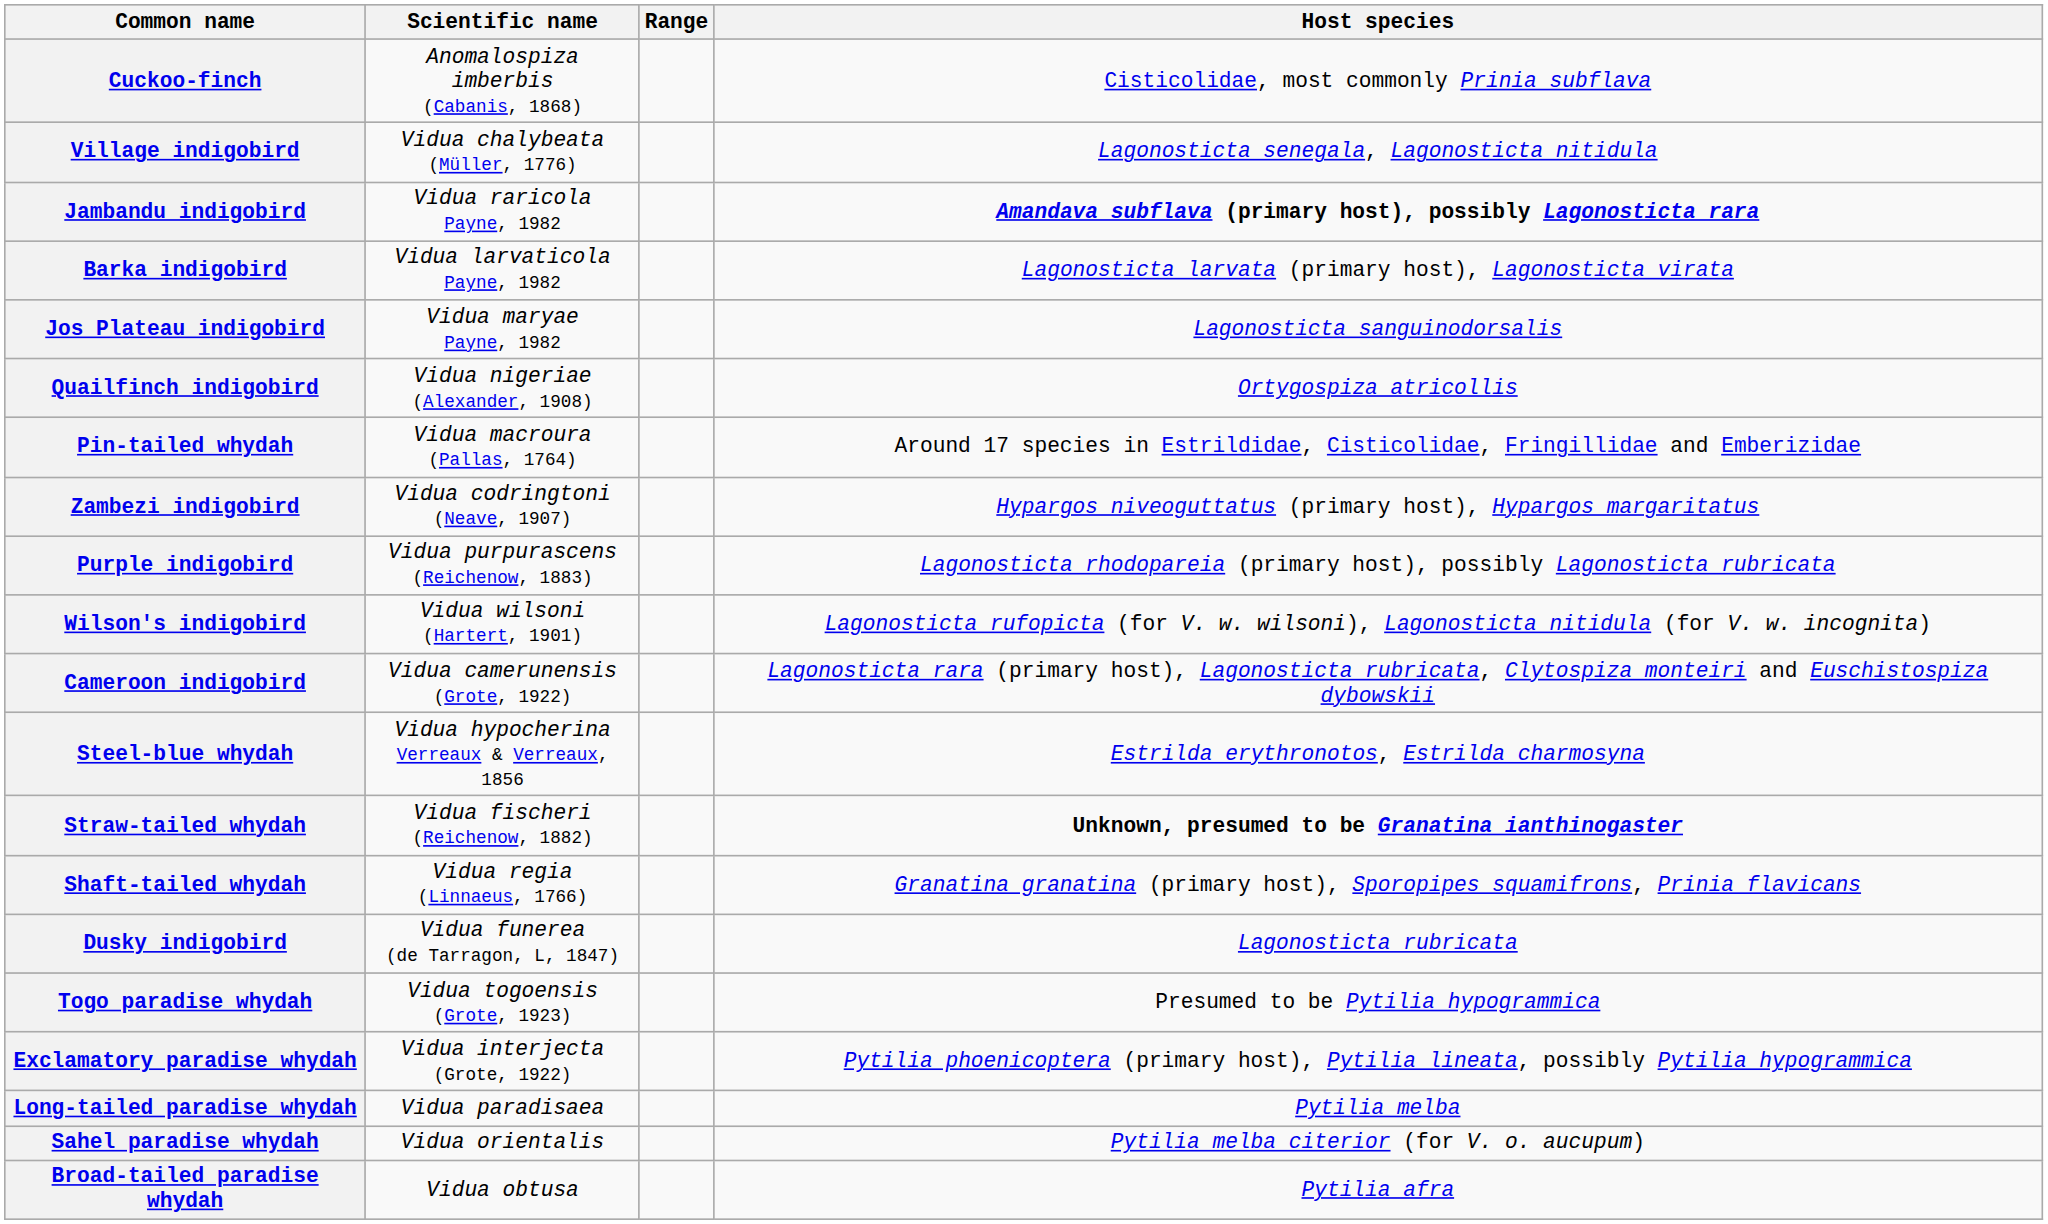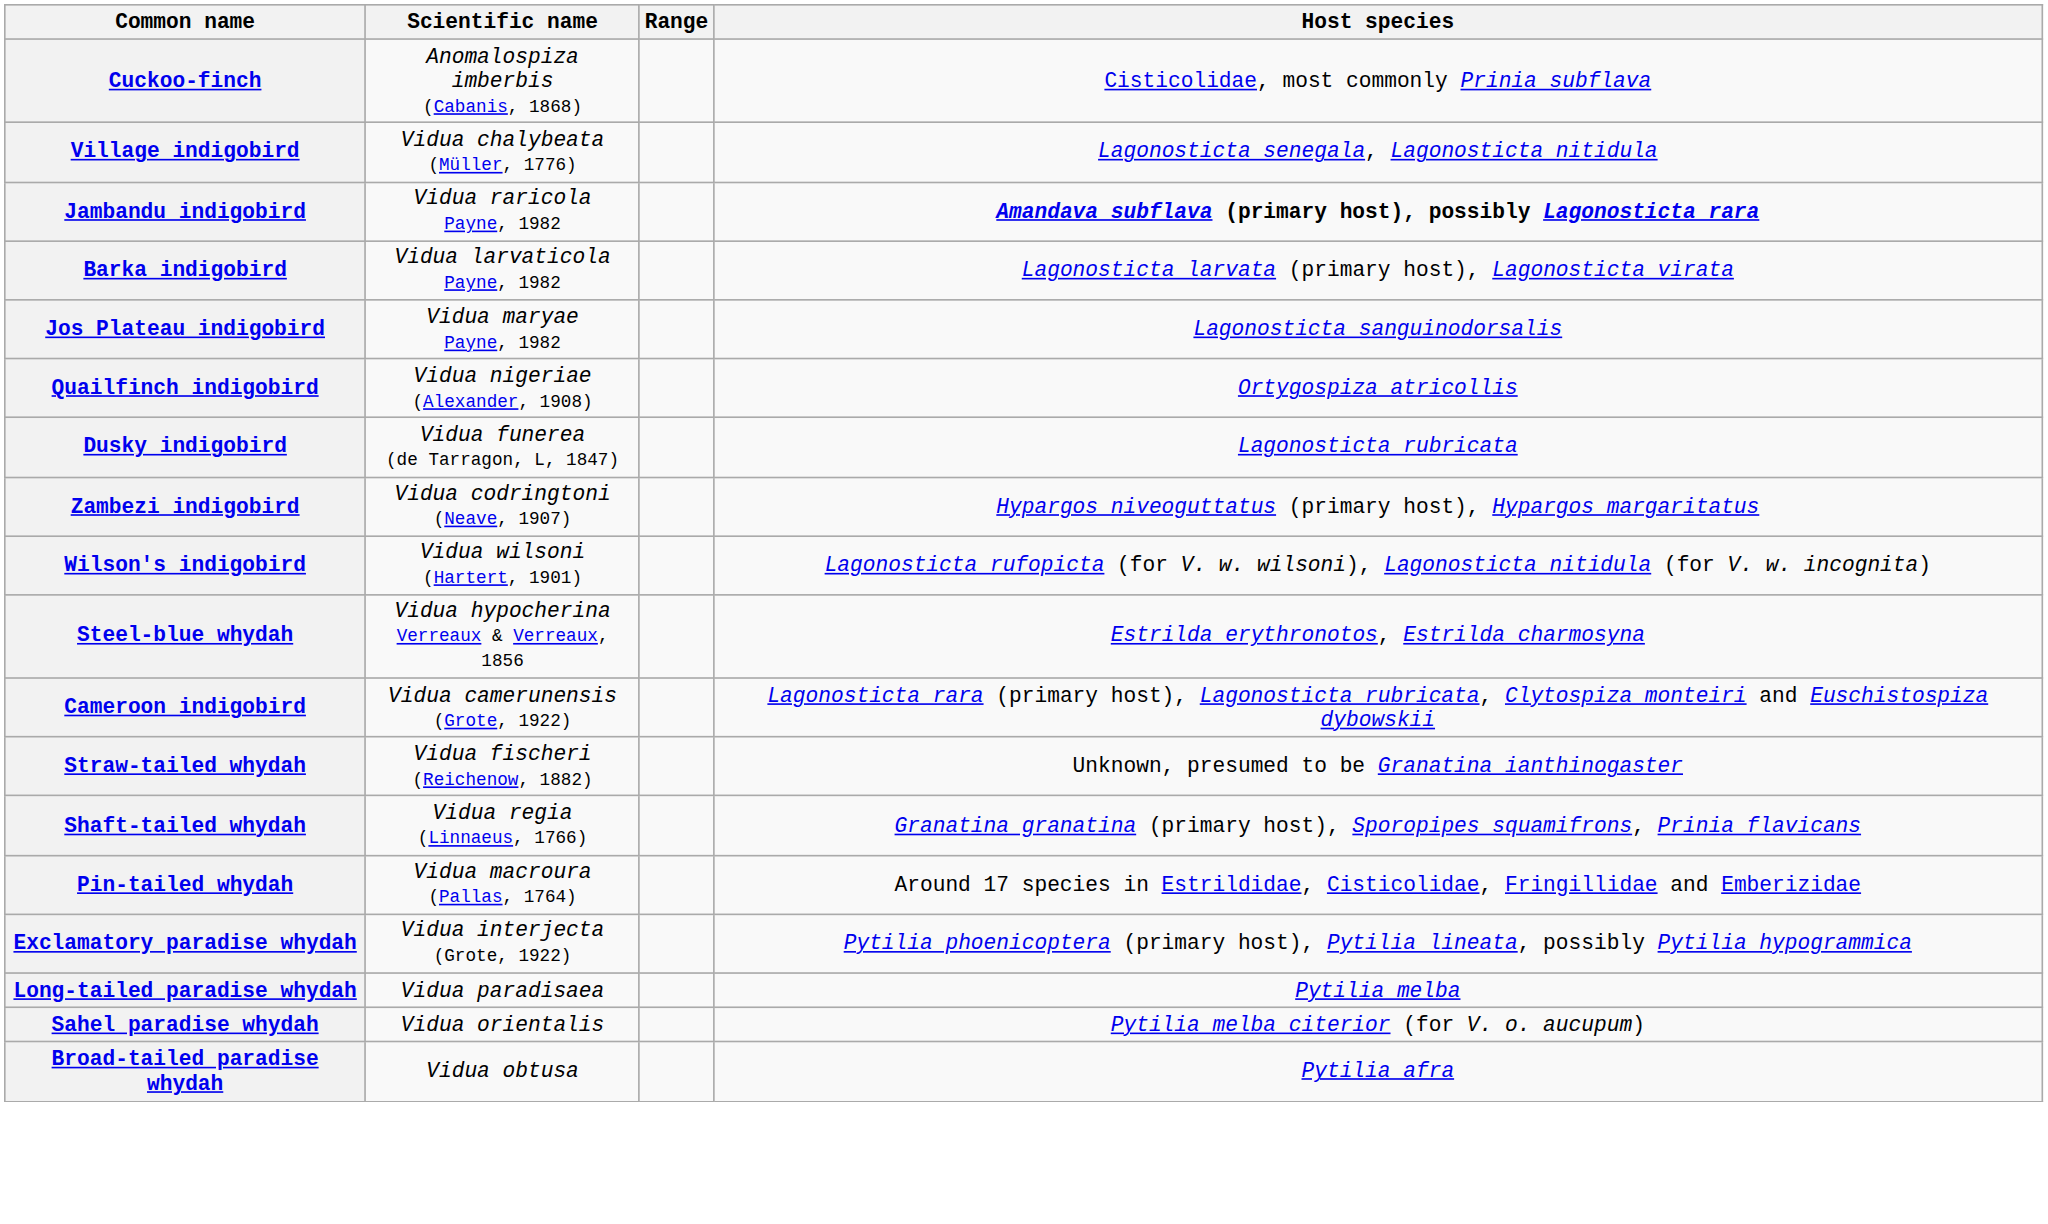rows swapped: (185, 944) <-> (185, 447)
- row: (185, 565)
rows swapped: (185, 683) <-> (185, 754)
(1378, 826) bold -> (1378, 767) normal
- row: (185, 1003)
